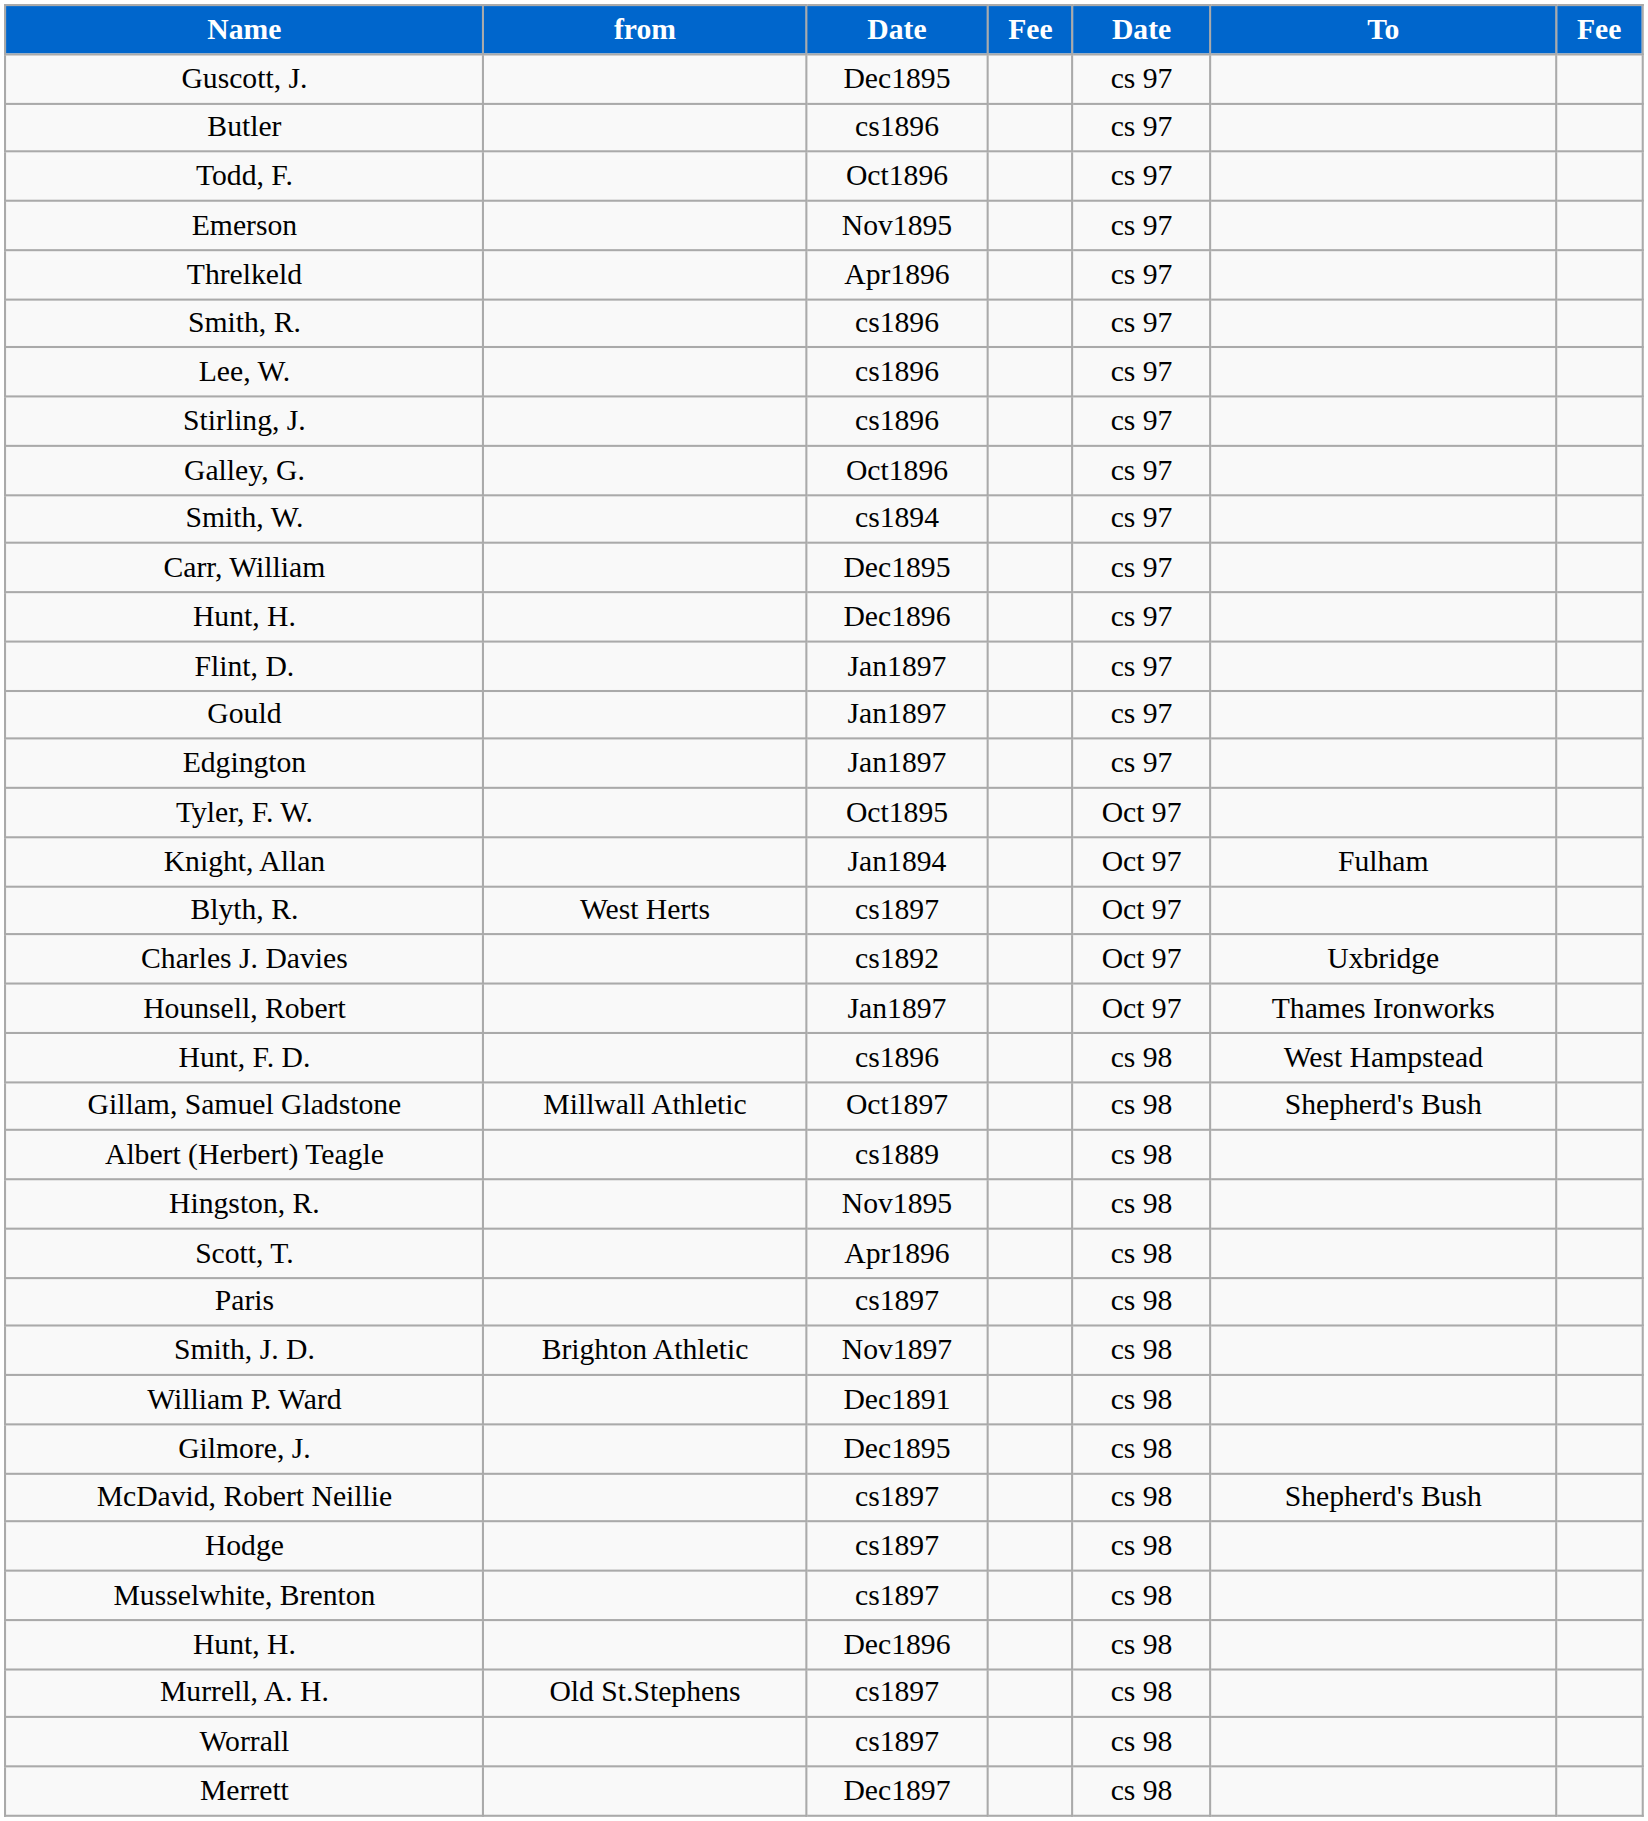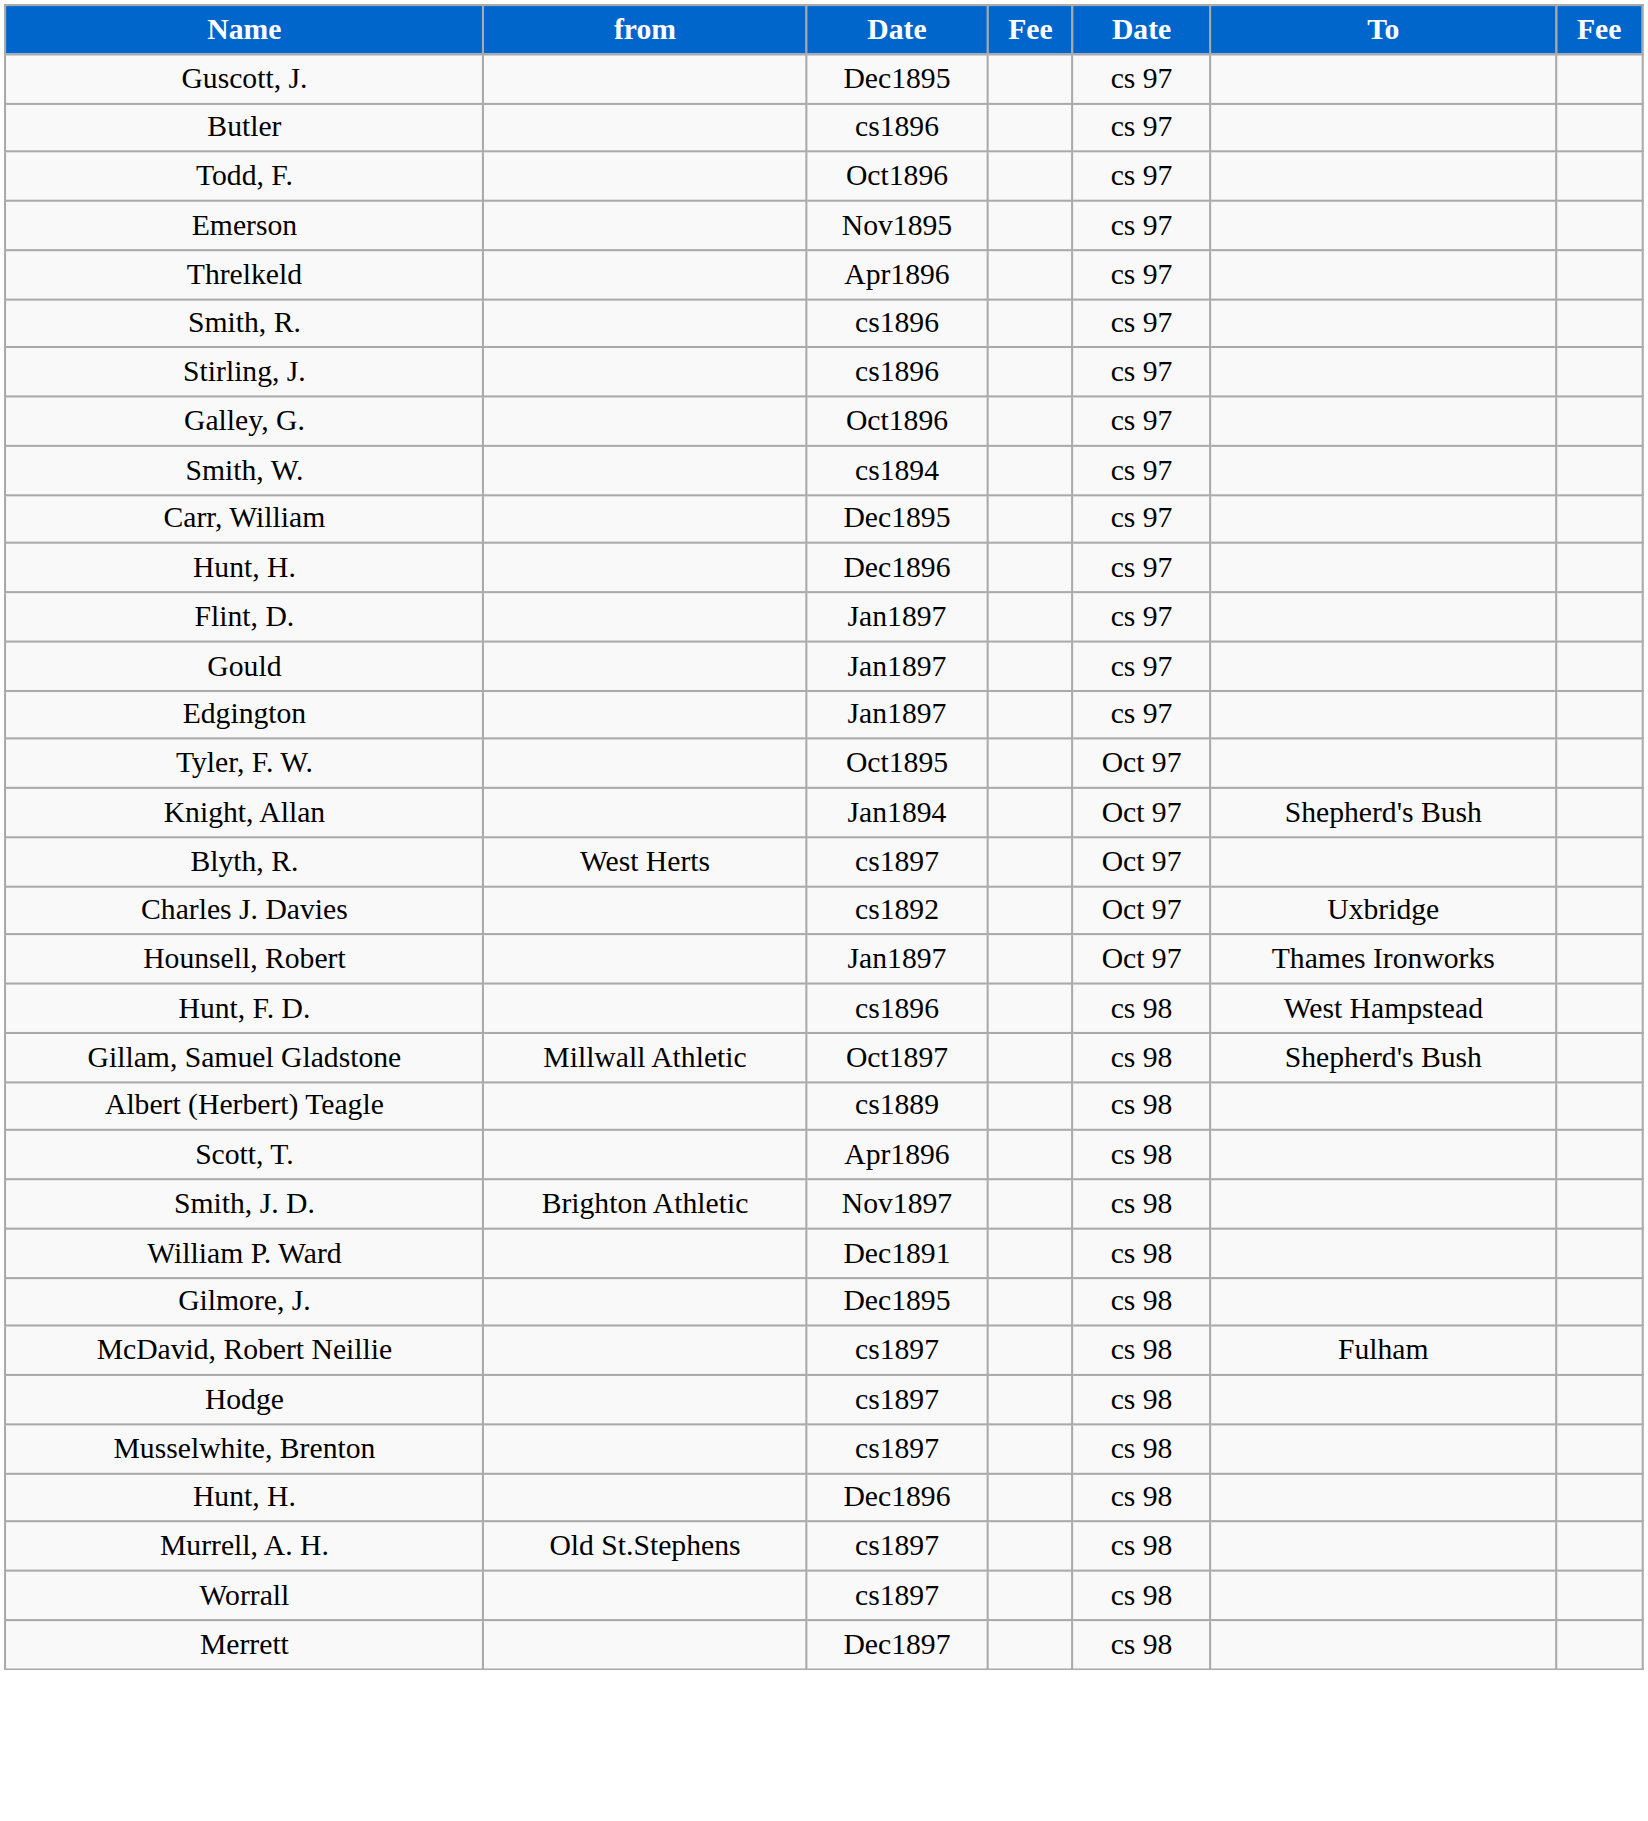- row: (244, 371)
(1383, 861) Fulham -> (1383, 812) Shepherd's Bush
- row: (244, 1203)
- row: (244, 1301)
(1383, 1497) Shepherd's Bush -> (1383, 1350) Fulham
